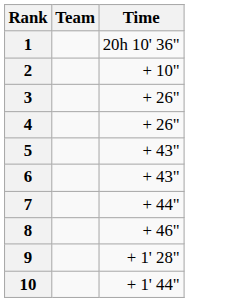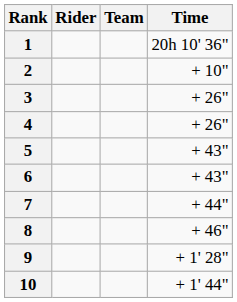+ column: (76, 17)
